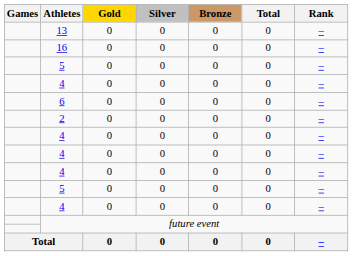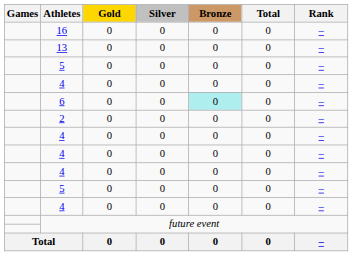rows swapped: (62, 48) <-> (62, 31)
(215, 101) no background -> (215, 101) paleturquoise background
